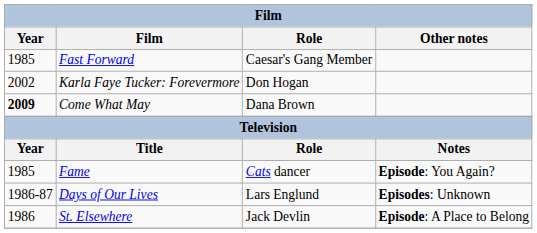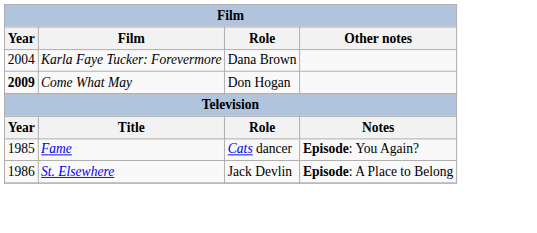- row: (97, 60)
(21, 83) 2002 -> (21, 60) 2004
(277, 83) Don Hogan -> (262, 60) Dana Brown
(280, 105) Dana Brown -> (259, 83) Don Hogan
- row: (108, 194)
